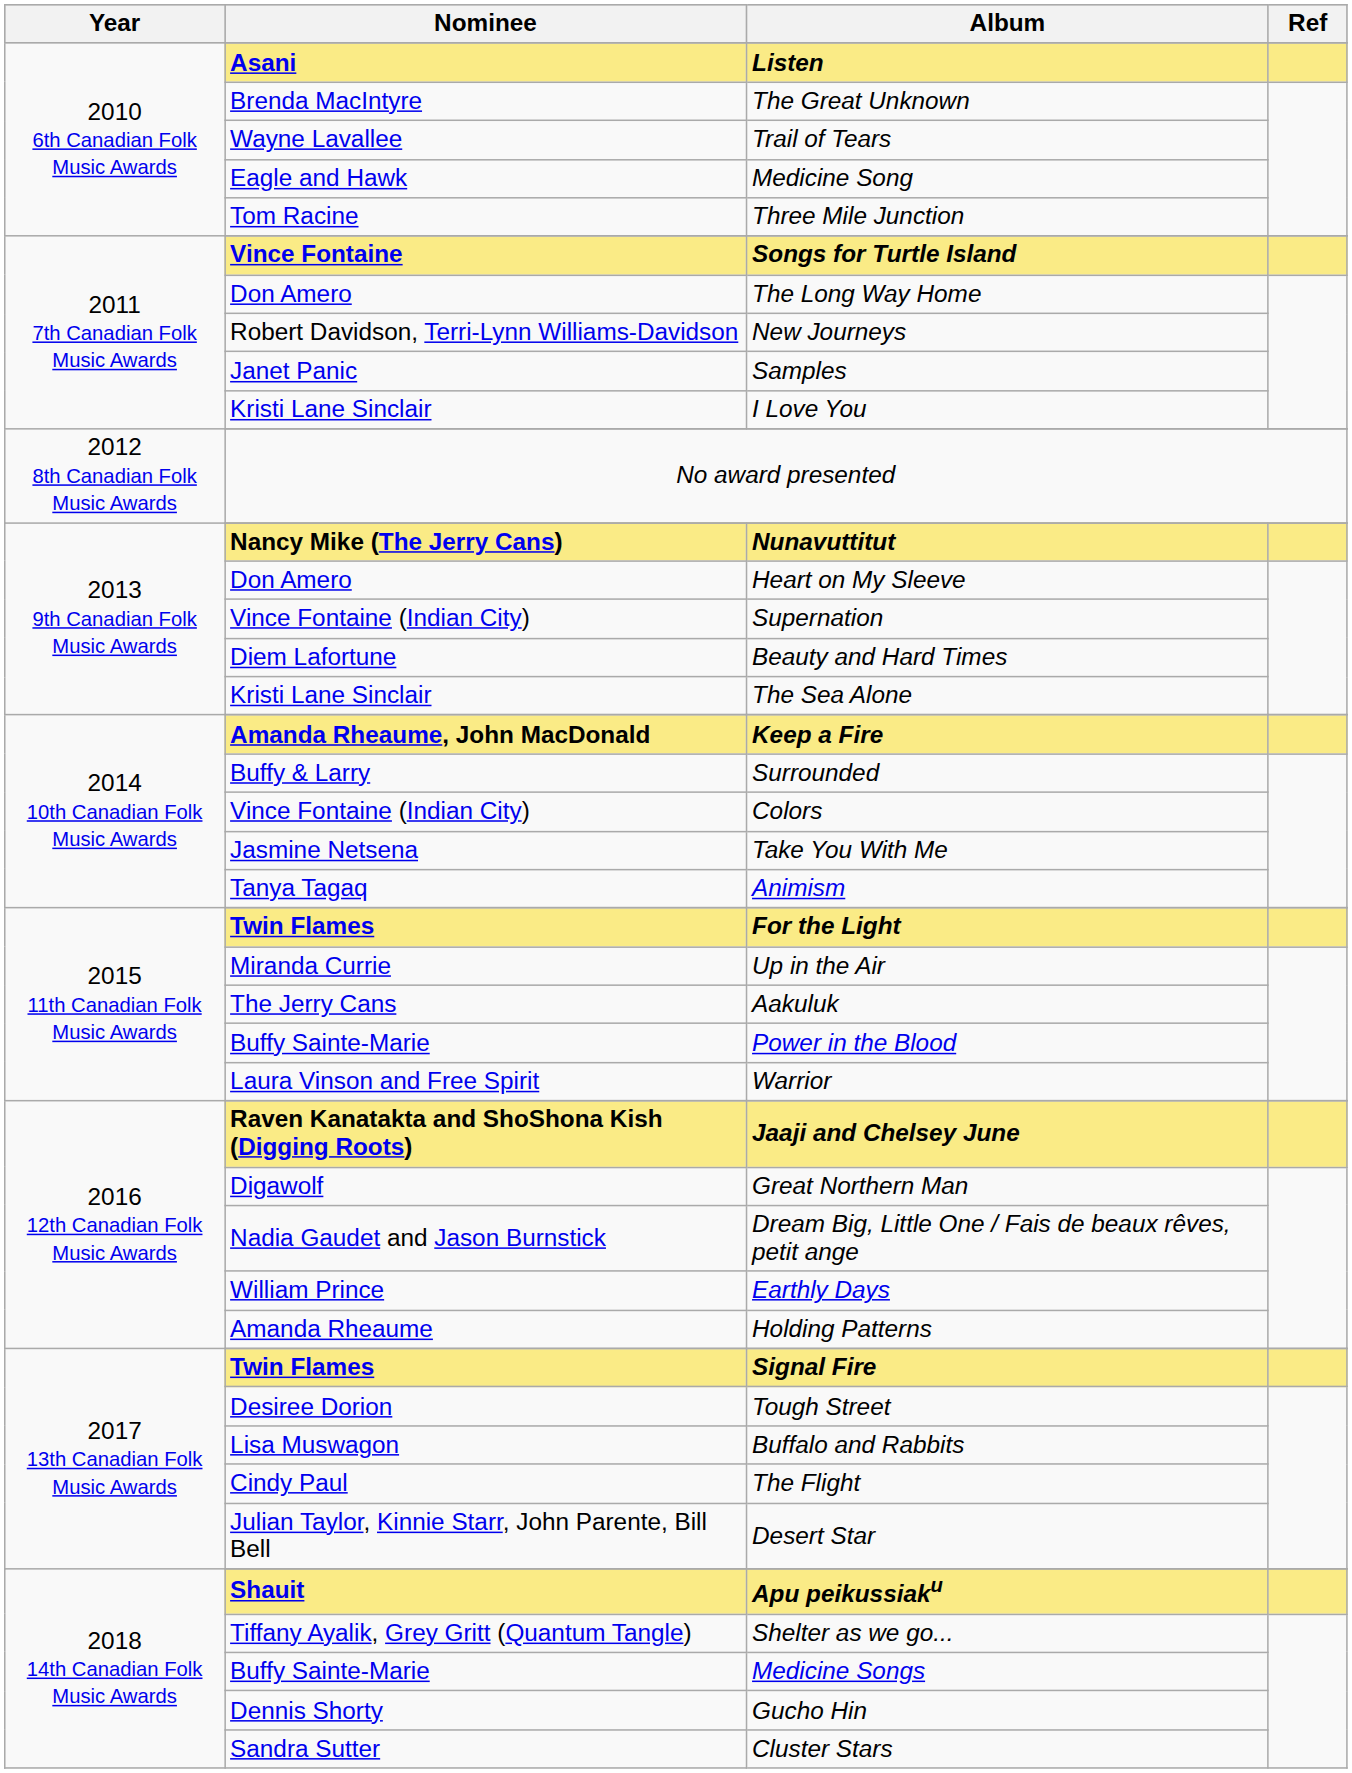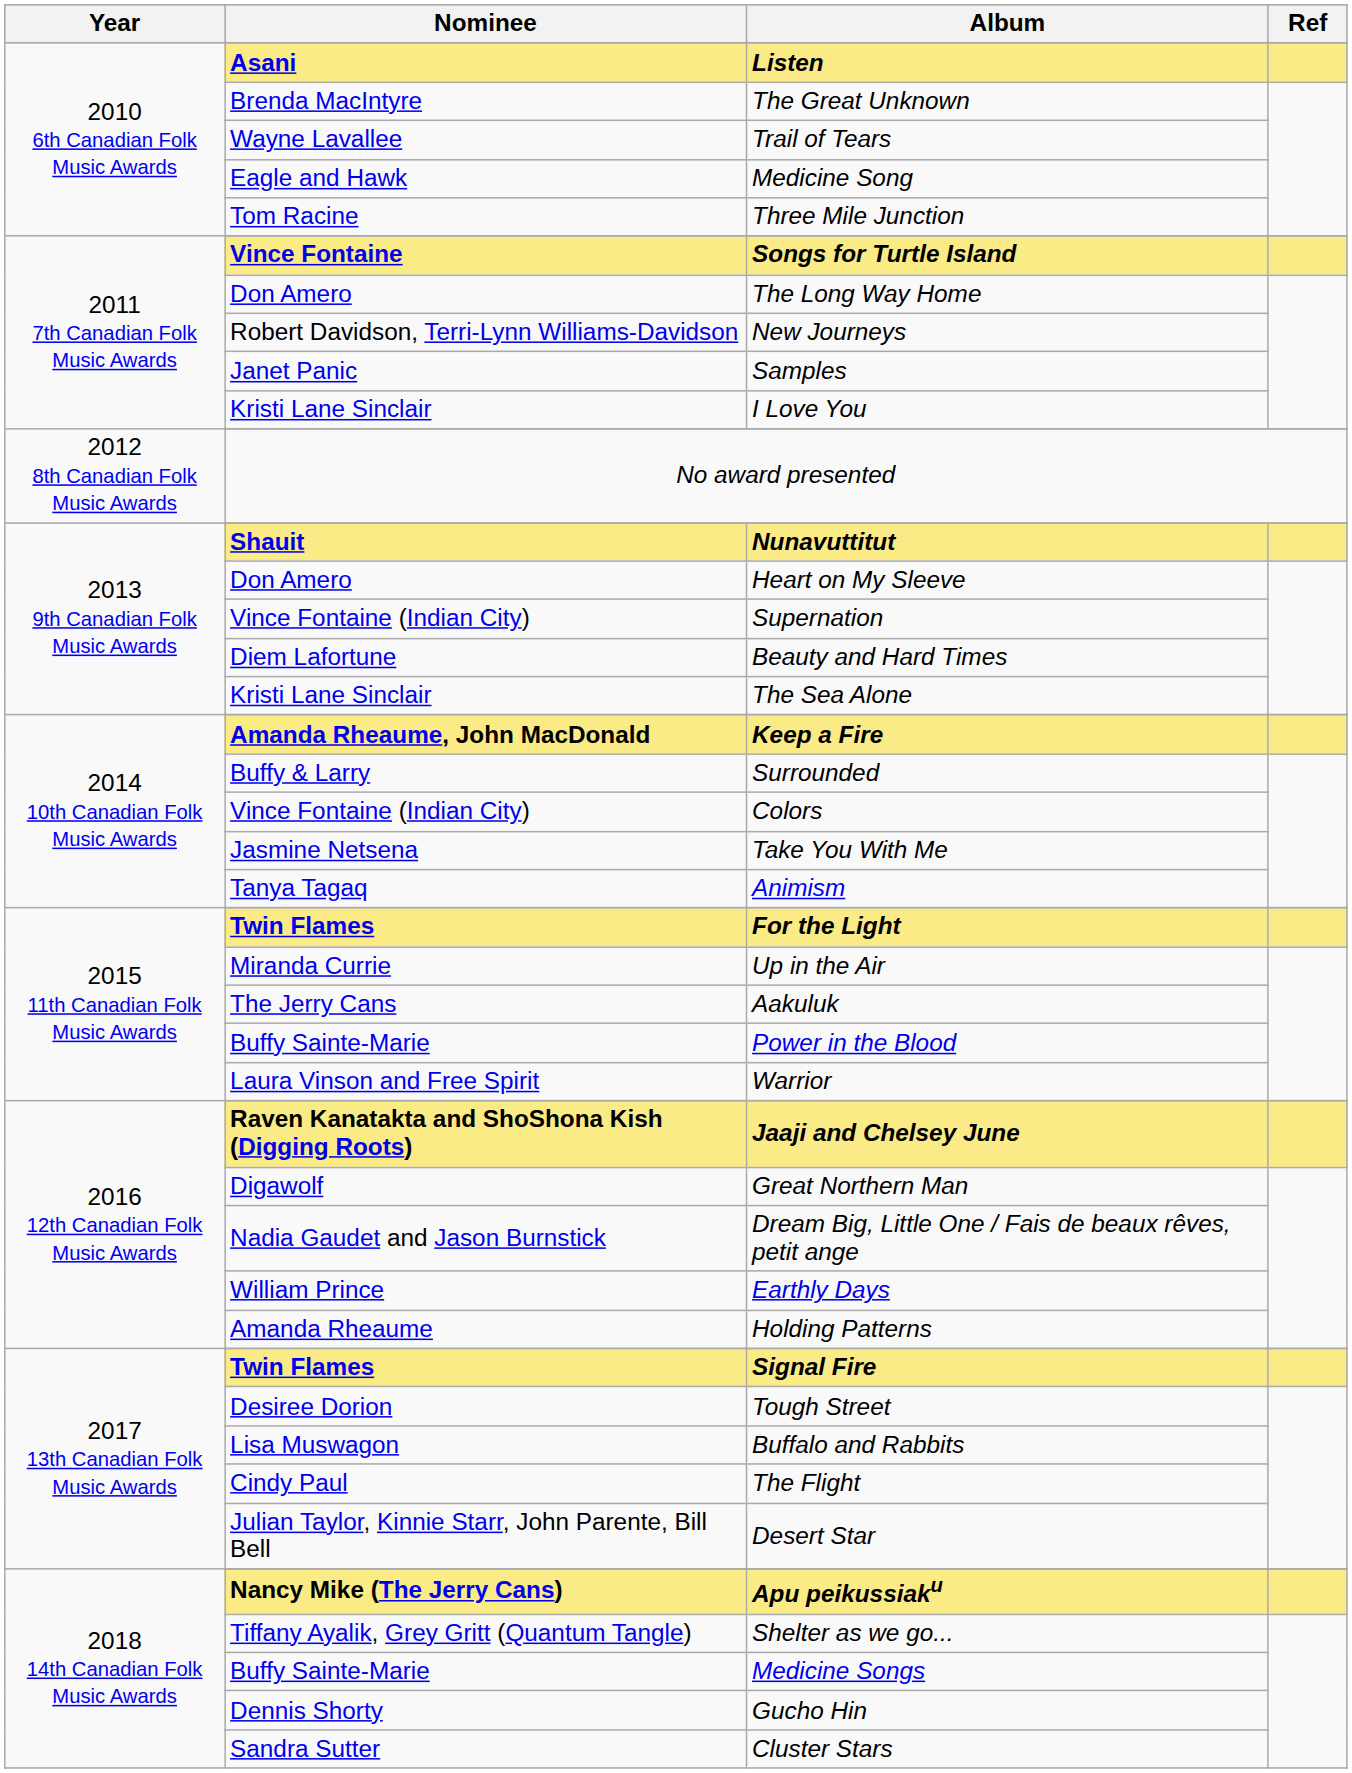(396, 541) Nancy Mike (The Jerry Cans) -> (267, 541) Shauit
(267, 1590) Shauit -> (396, 1590) Nancy Mike (The Jerry Cans)
